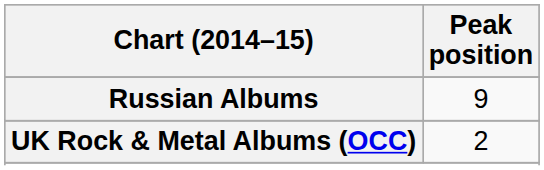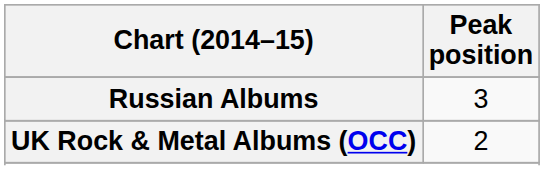(481, 98) 9 -> (481, 98) 3
